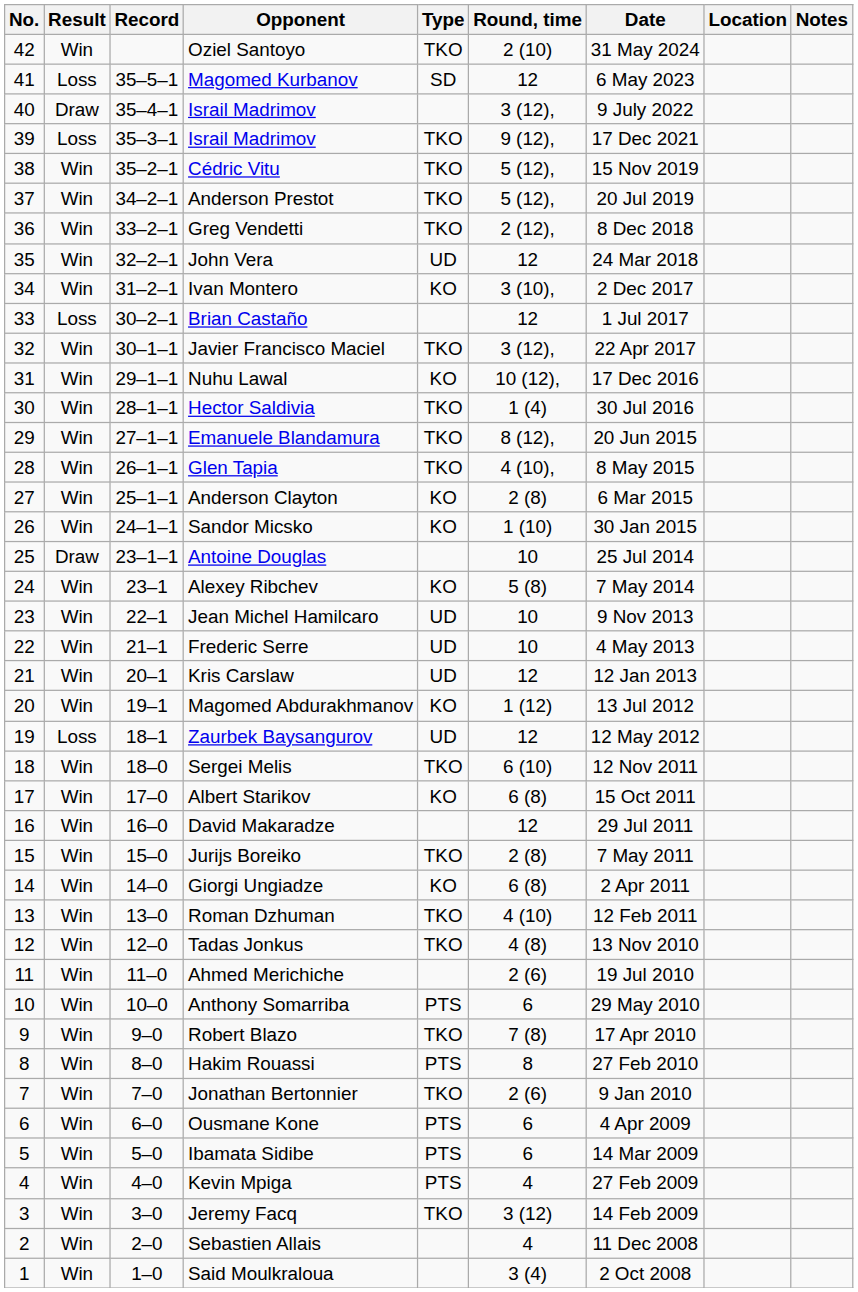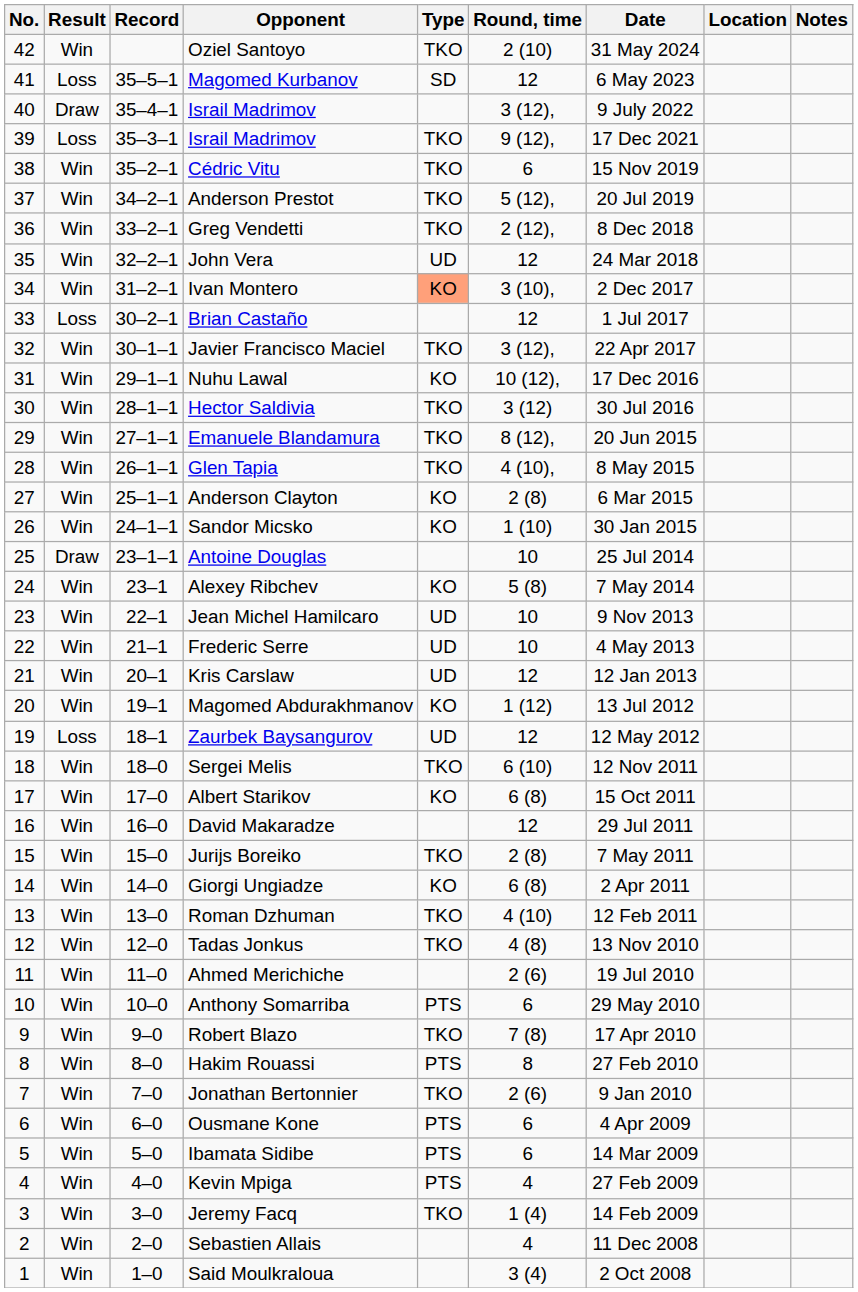(528, 169) 5 (12), -> (528, 169) 6
(443, 288) no background -> (443, 288) lightsalmon background
(528, 408) 1 (4) -> (528, 408) 3 (12)
(528, 1213) 3 (12) -> (528, 1213) 1 (4)
